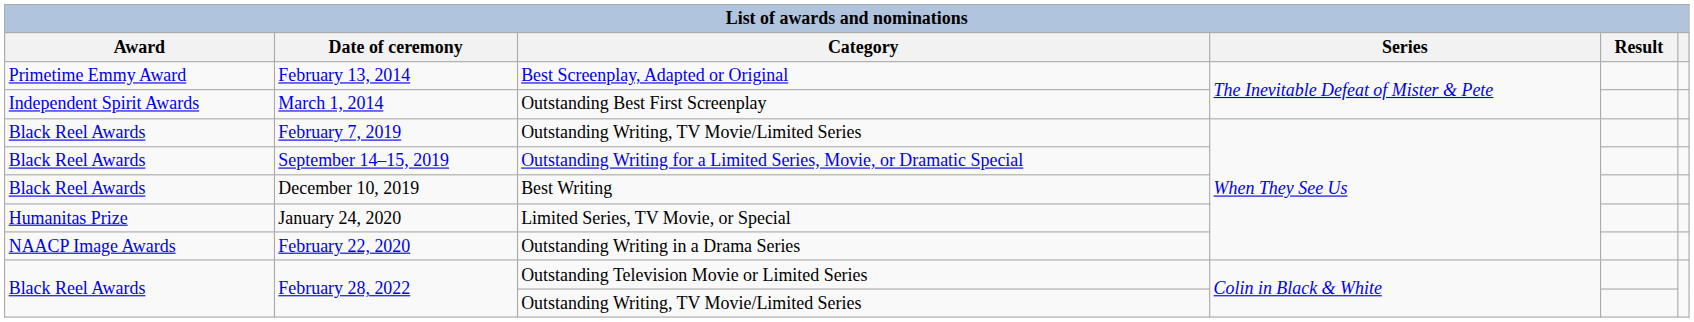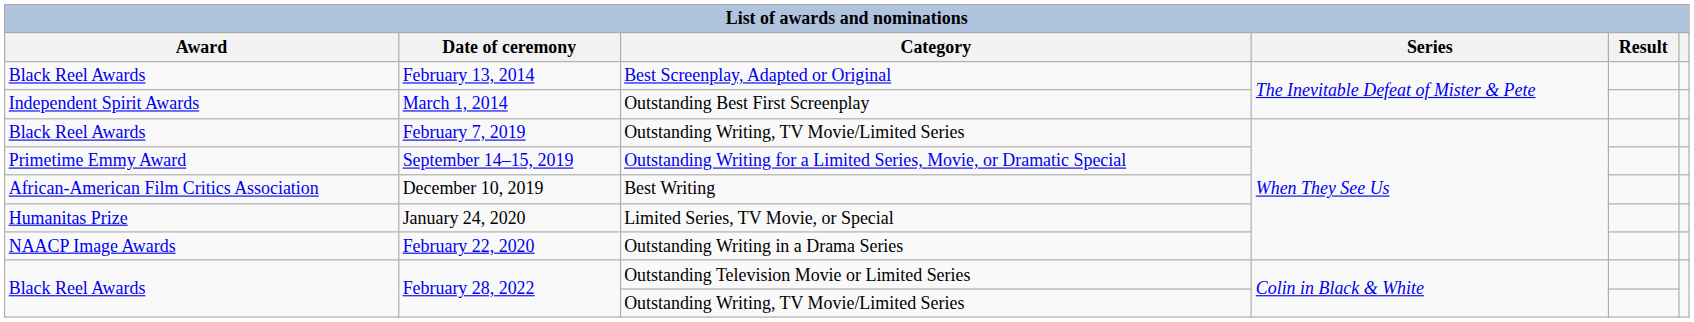(97, 75) Primetime Emmy Award -> (77, 75) Black Reel Awards
(77, 160) Black Reel Awards -> (97, 160) Primetime Emmy Award
(77, 189) Black Reel Awards -> (164, 189) African-American Film Critics Association
